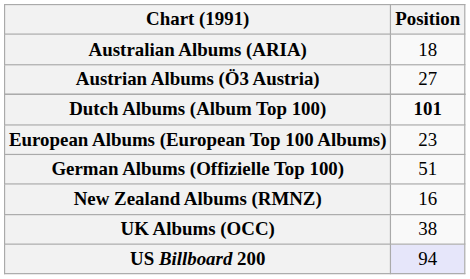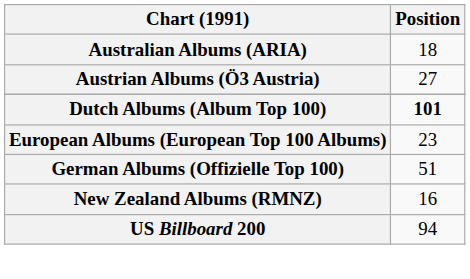- row: (198, 229)
(428, 259) lavender background -> (428, 229) no background
